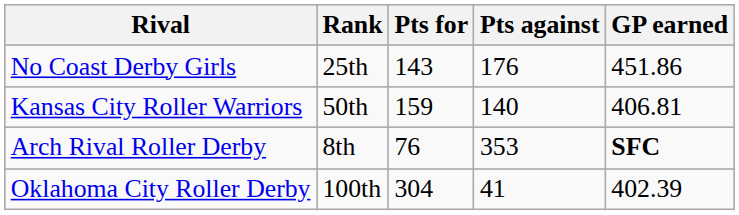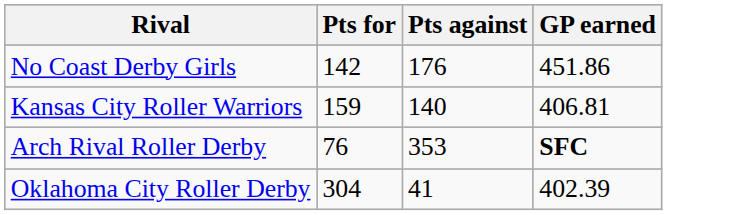- column: (352, 24)
(414, 65) 143 -> (342, 65) 142
